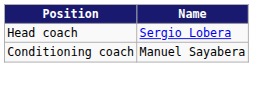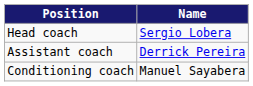+ row: (60, 52)
